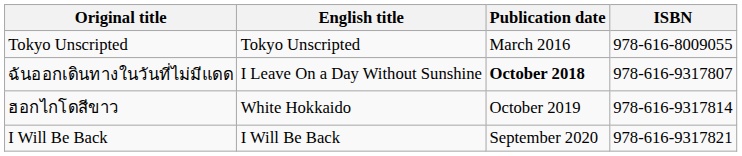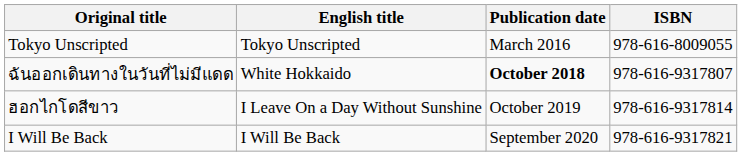(361, 74) I Leave On a Day Without Sunshine -> (296, 74) White Hokkaido
(296, 107) White Hokkaido -> (361, 107) I Leave On a Day Without Sunshine
